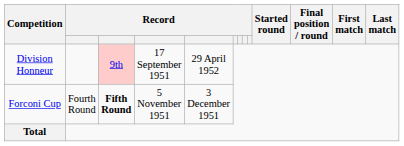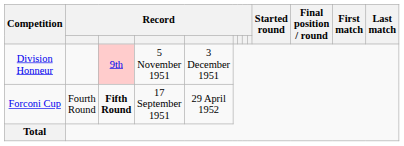(159, 64) 17 September 1951 -> (159, 64) 5 November 1951
(209, 64) 29 April 1952 -> (209, 64) 3 December 1951
(159, 104) 5 November 1951 -> (159, 104) 17 September 1951
(209, 104) 3 December 1951 -> (209, 104) 29 April 1952
